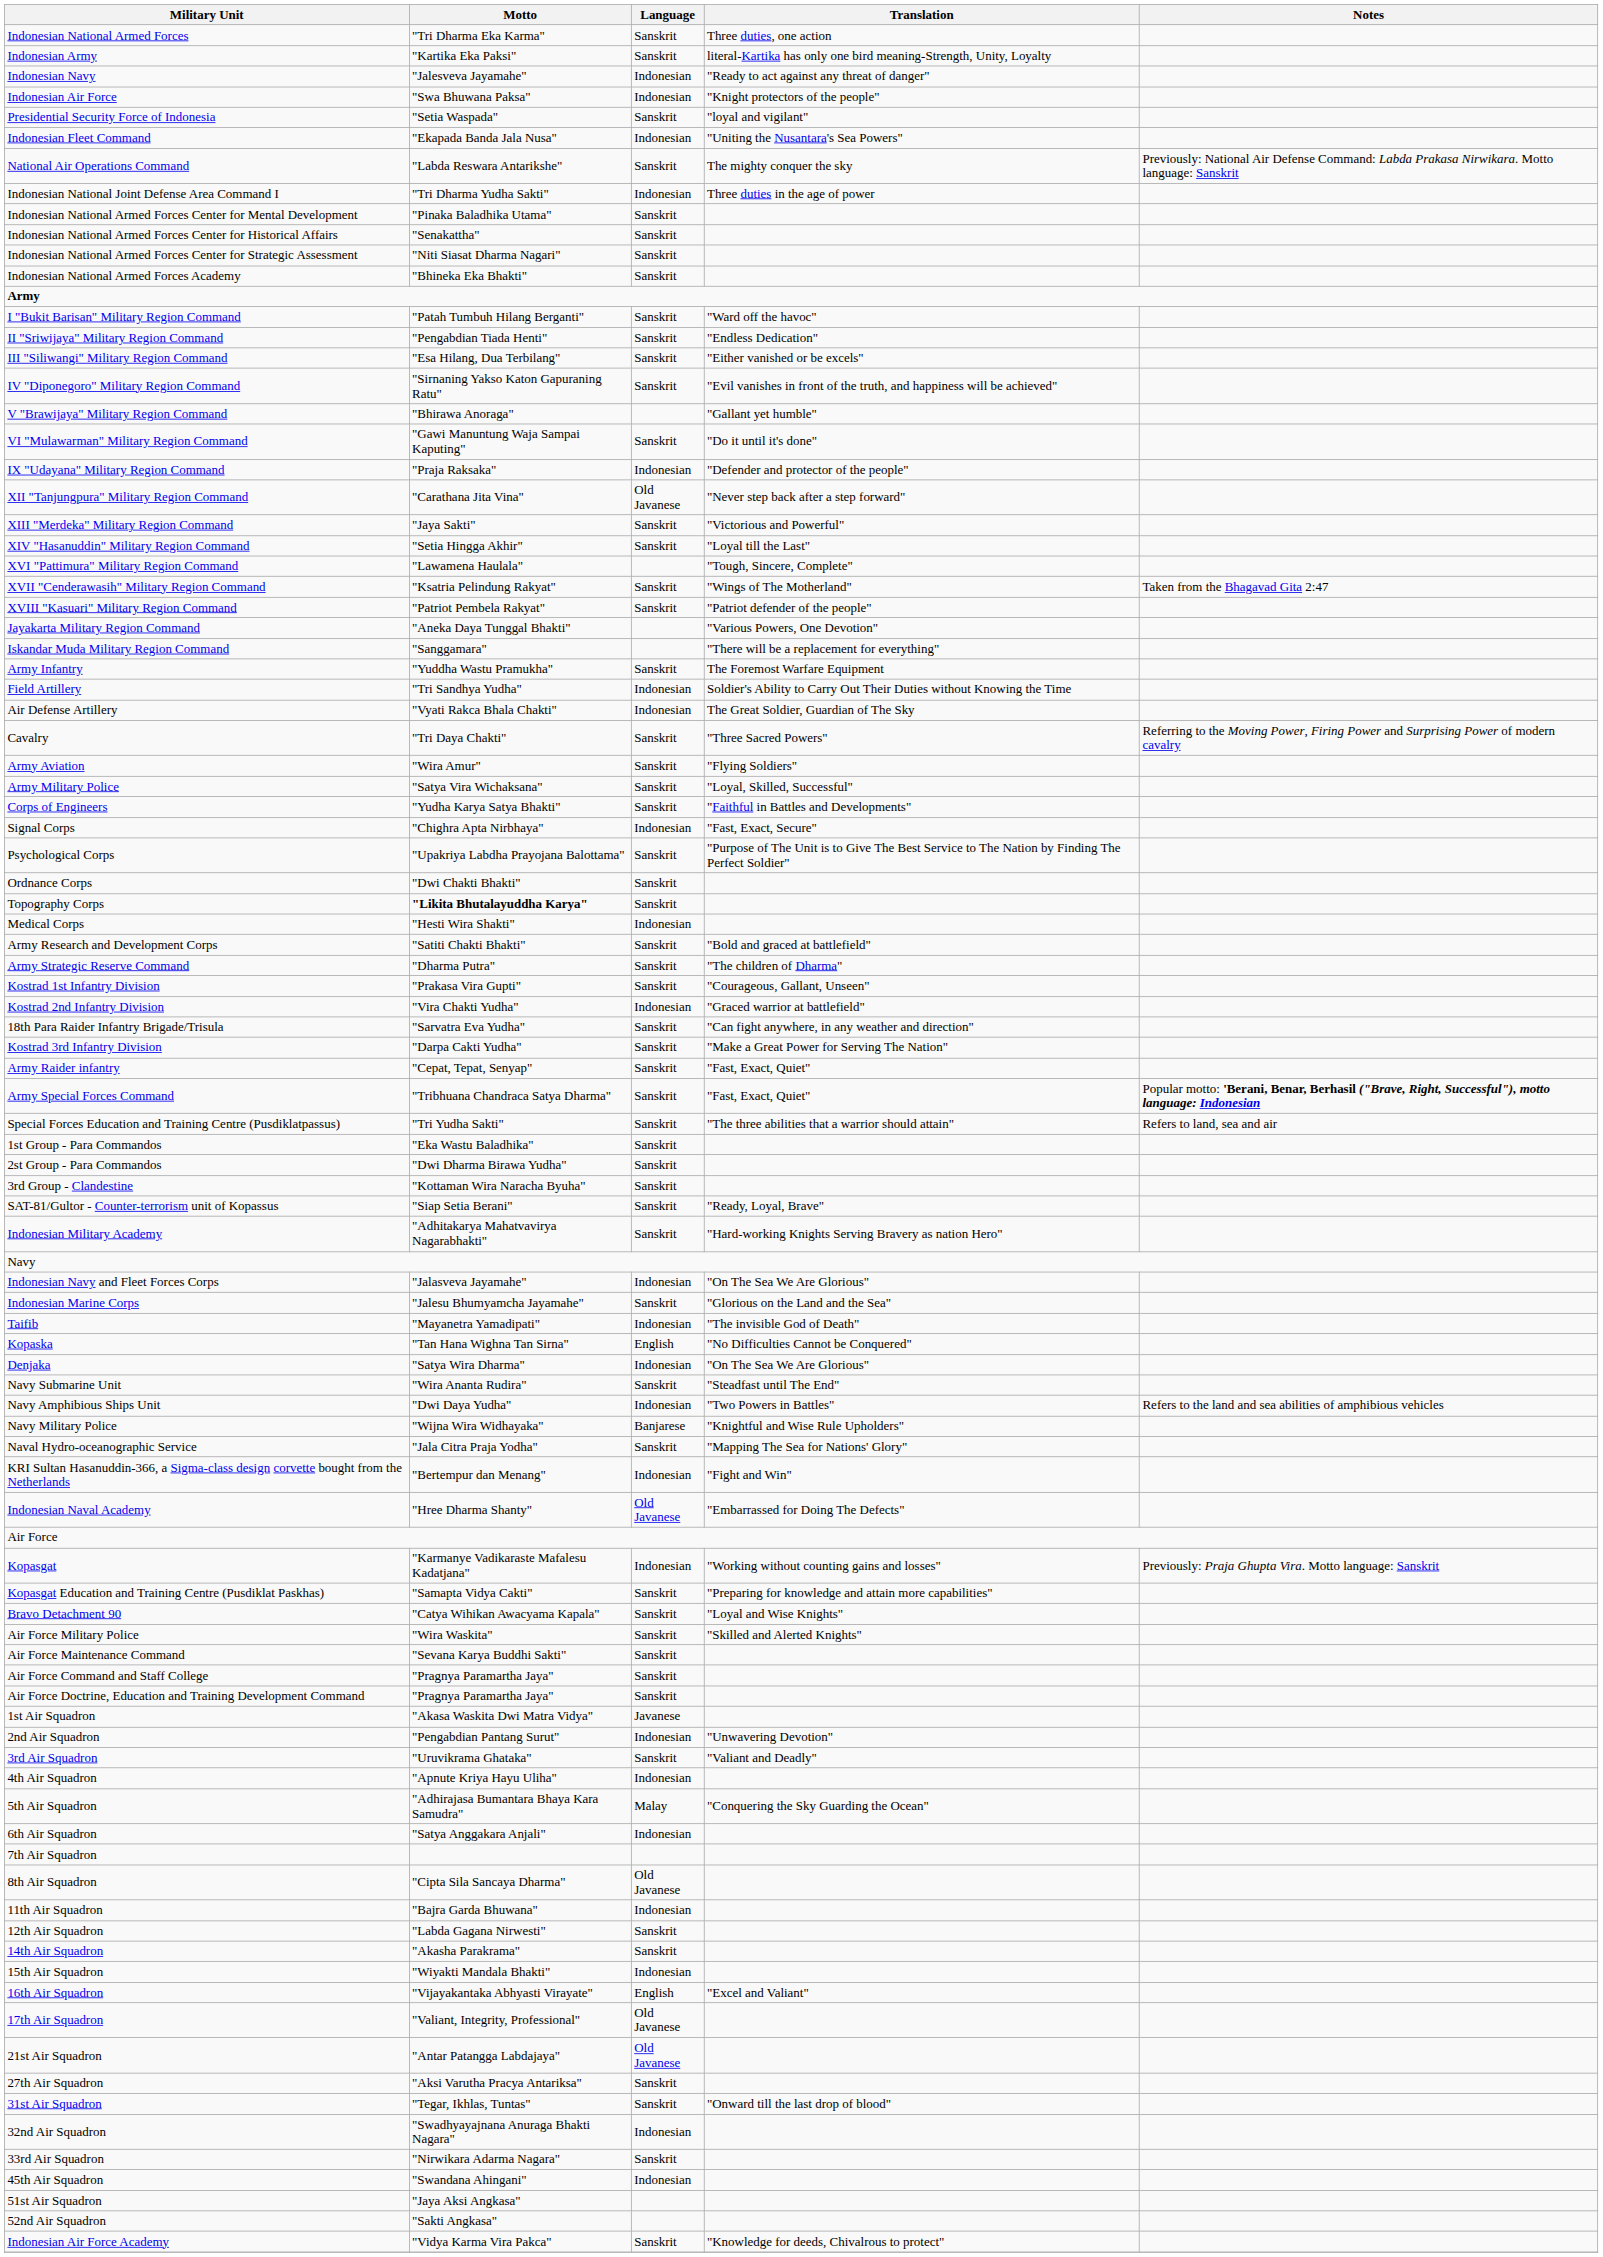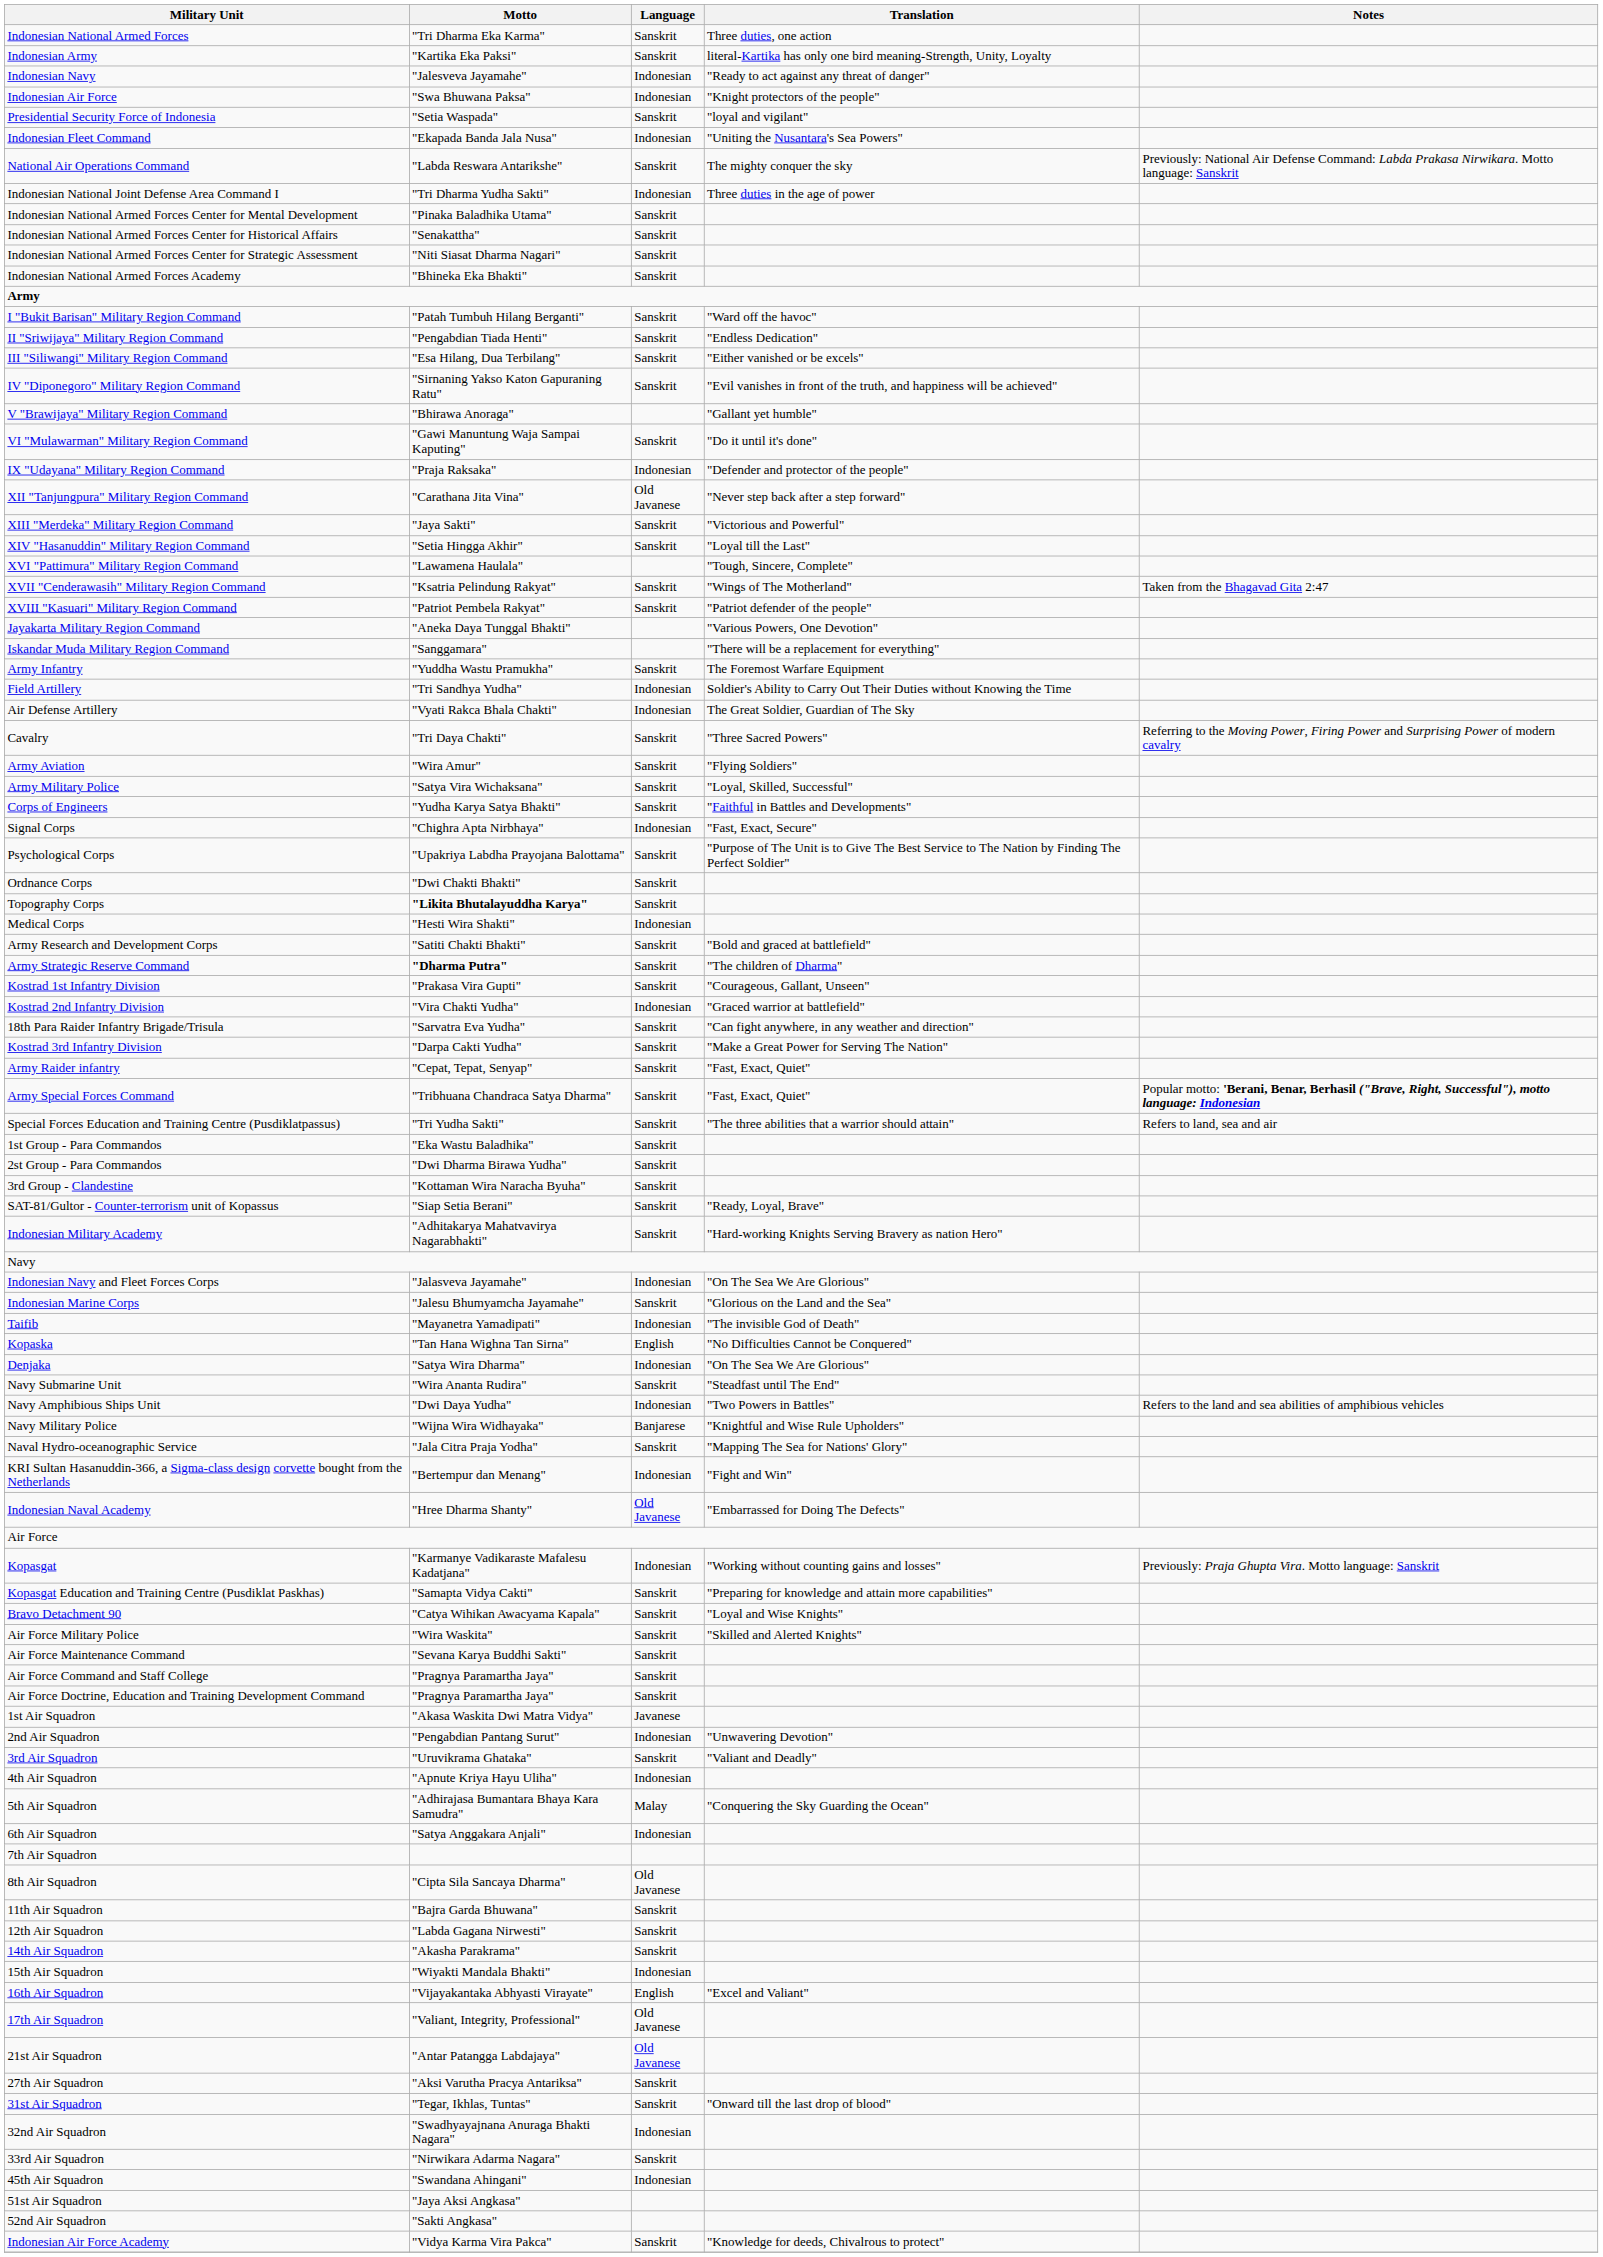(453, 965) normal -> (460, 965) bold
(663, 1910) Indonesian -> (655, 1910) Sanskrit
